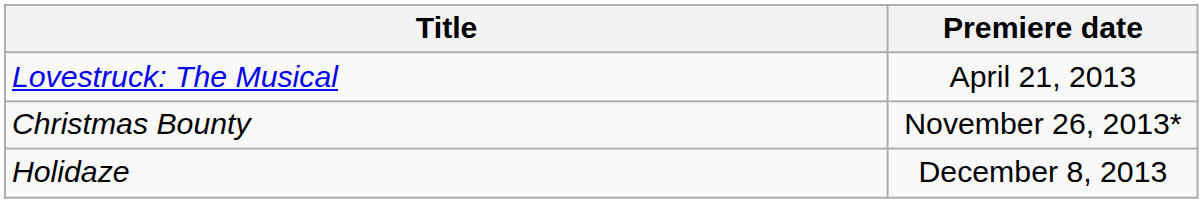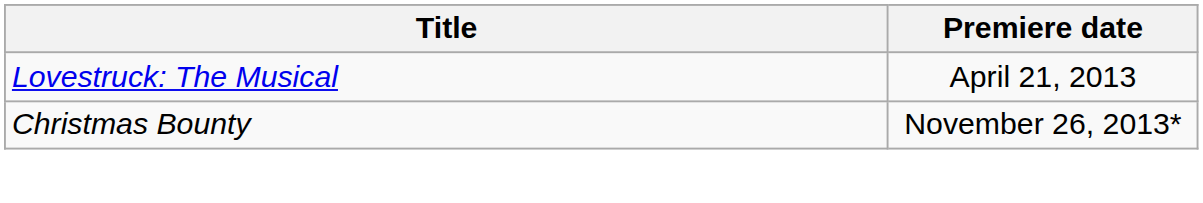- row: (71, 172)
